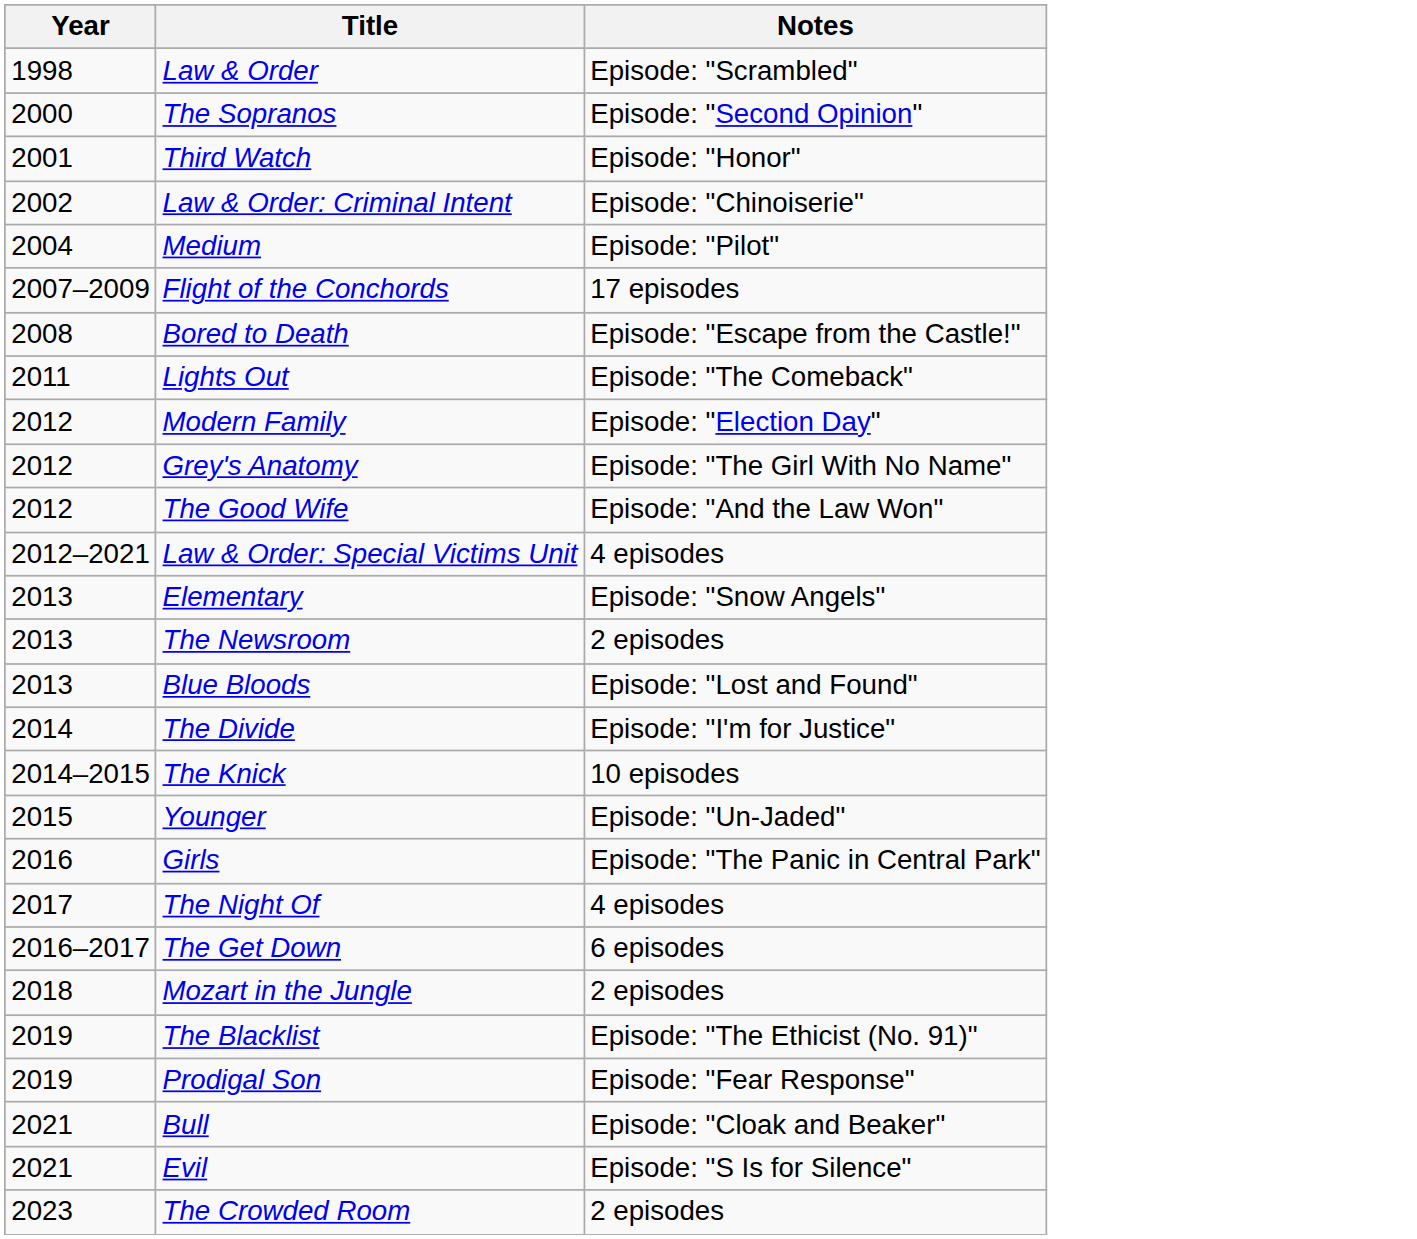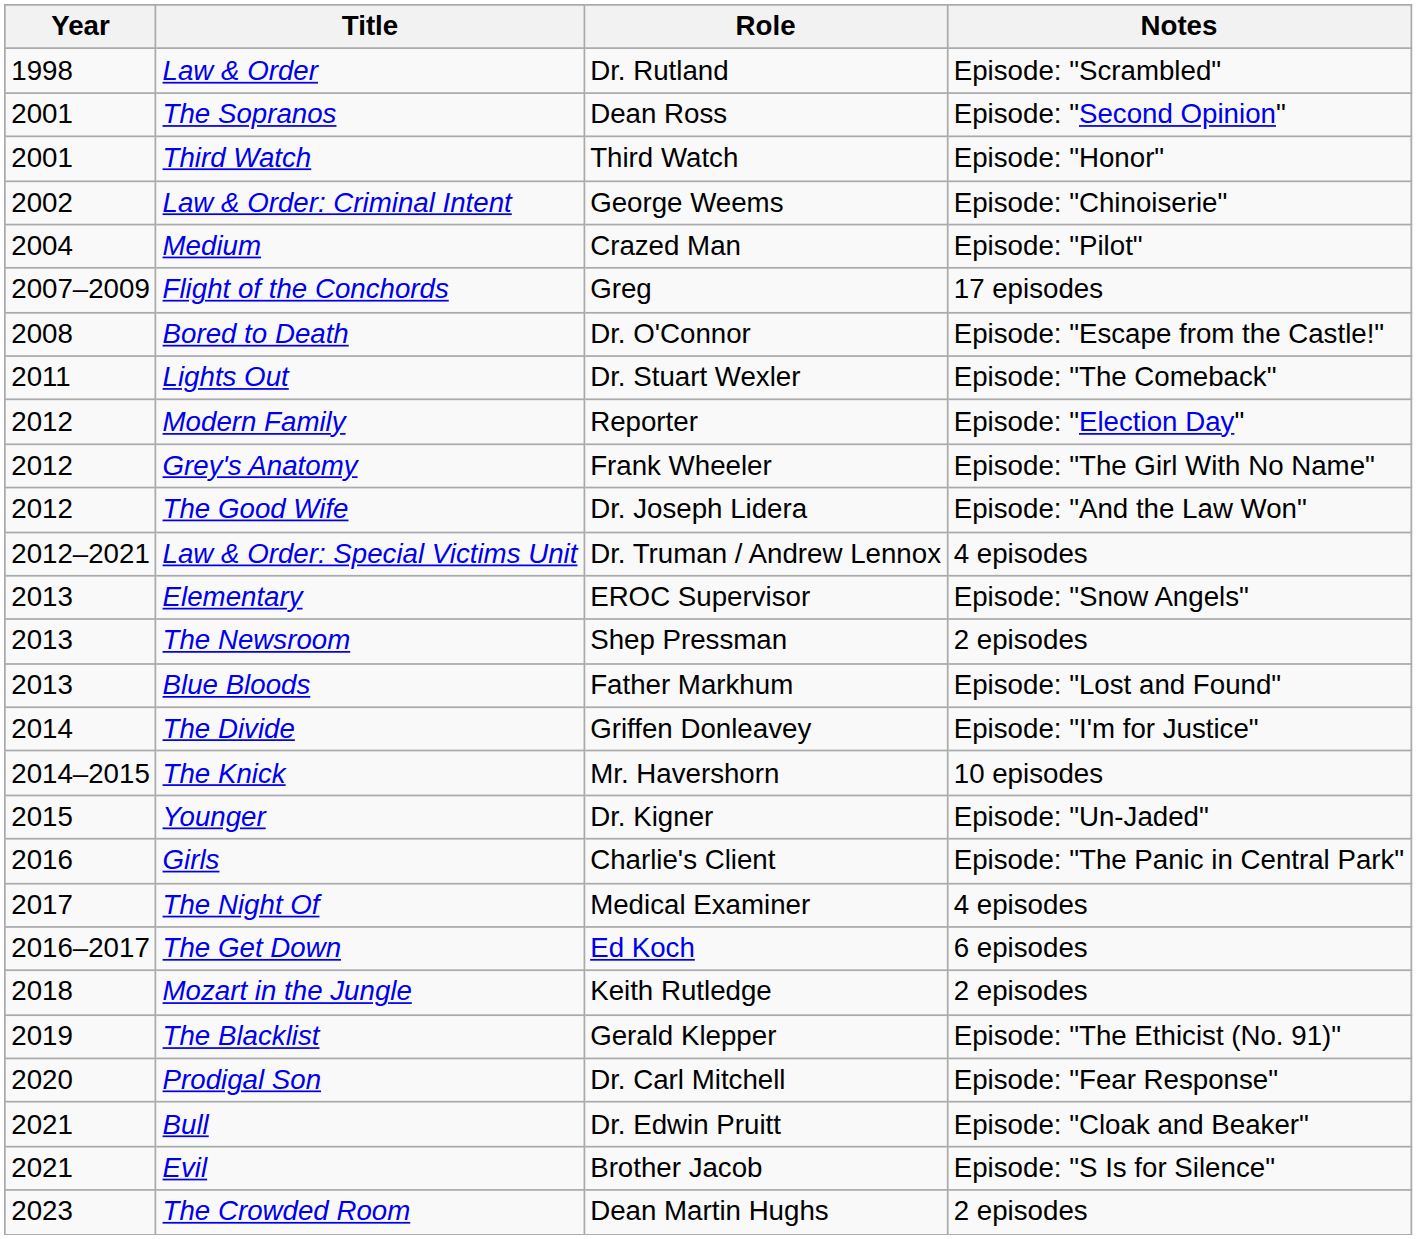+ column: (766, 26)
(42, 114) 2000 -> (42, 114) 2001
(42, 1080) 2019 -> (42, 1080) 2020
